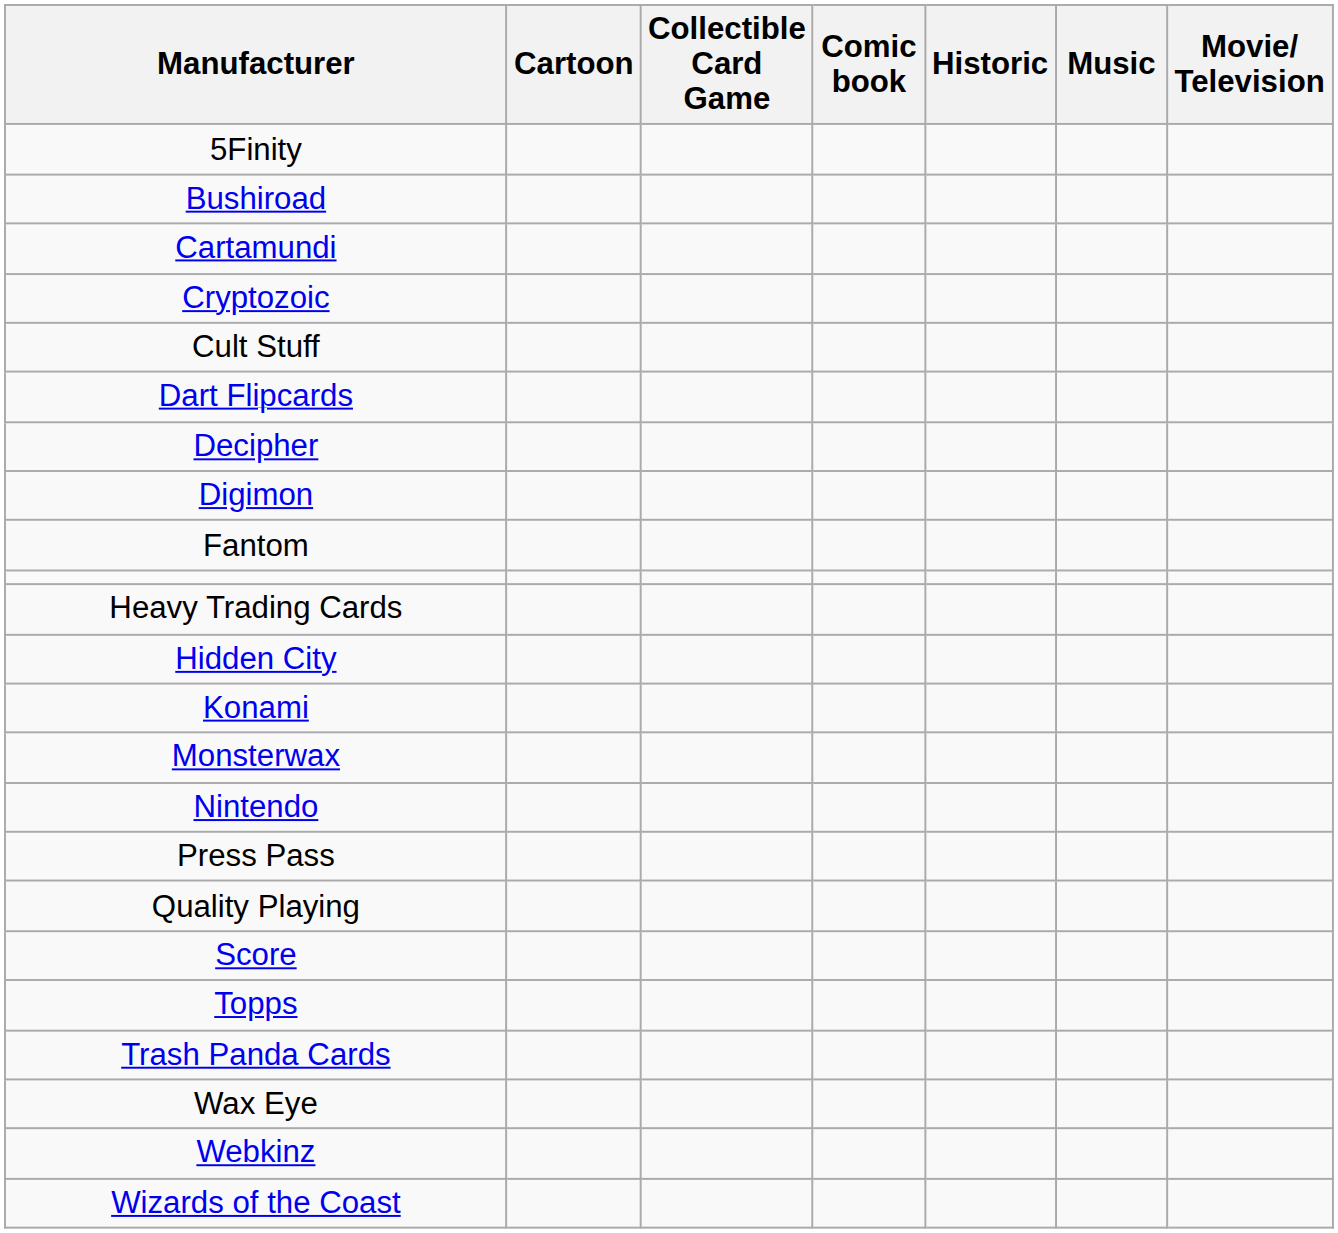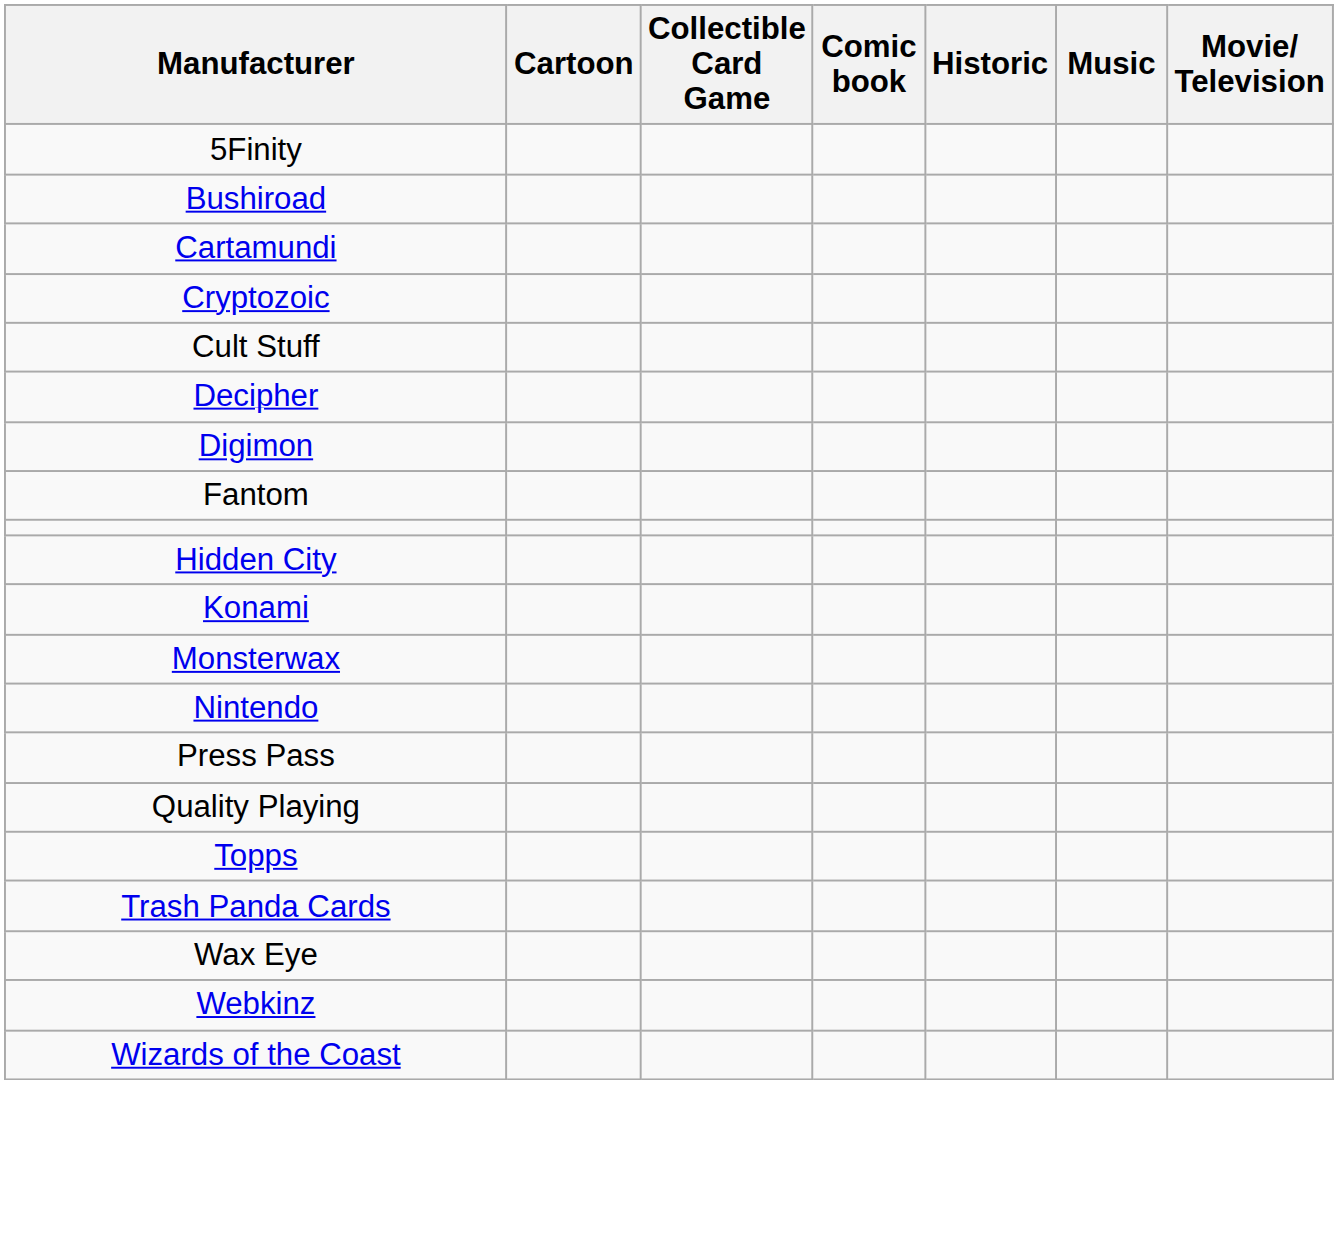- row: (256, 396)
- row: (256, 608)
- row: (256, 955)
